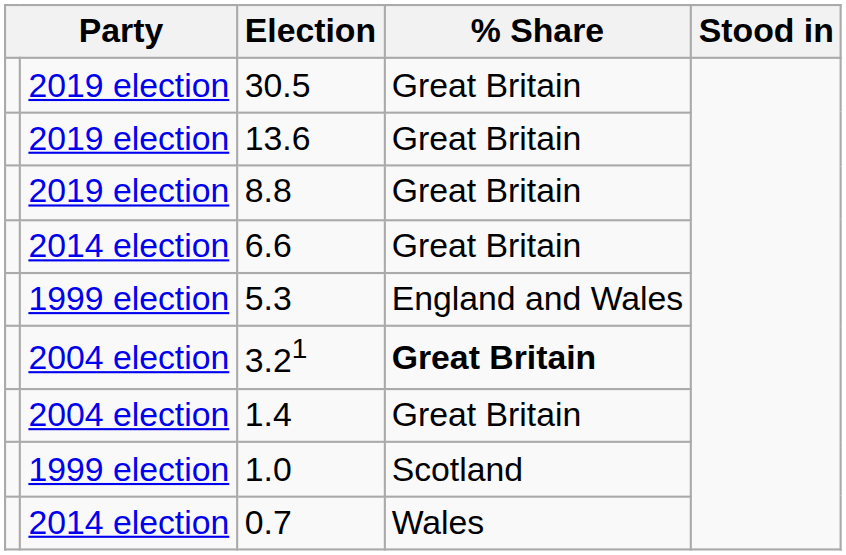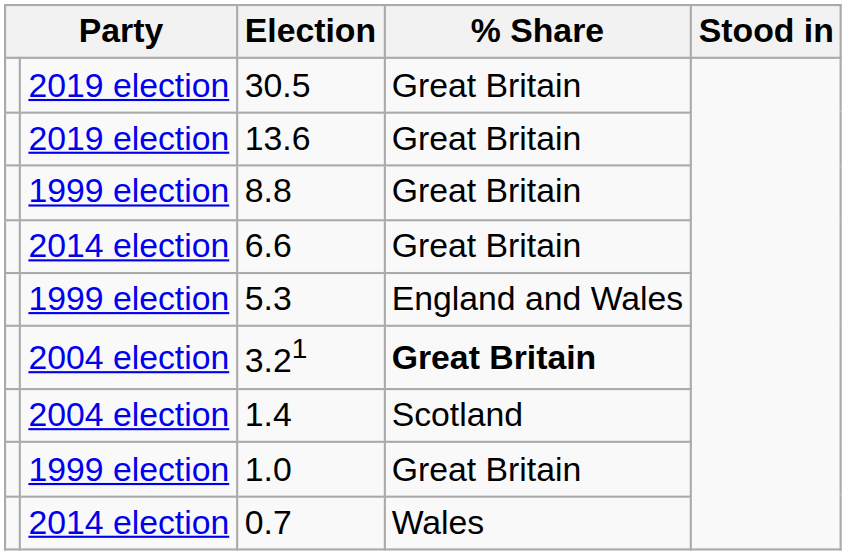(129, 191) 2019 election -> (129, 191) 1999 election
(486, 415) Great Britain -> (457, 415) Scotland
(457, 468) Scotland -> (486, 468) Great Britain
